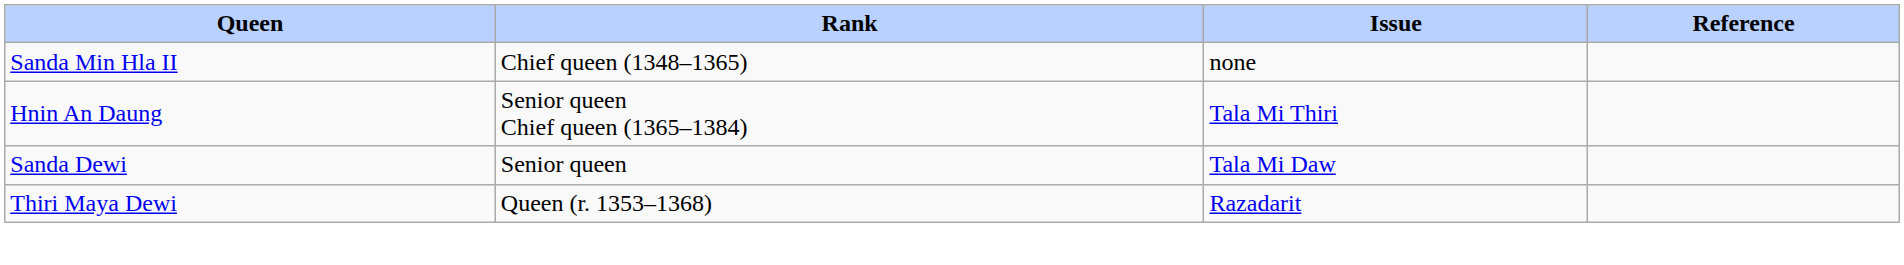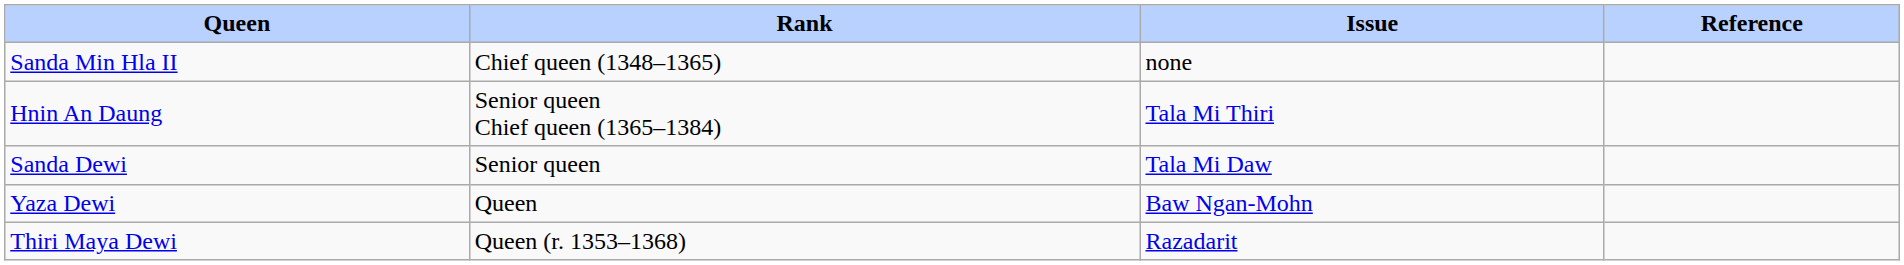+ row: (63, 202)
